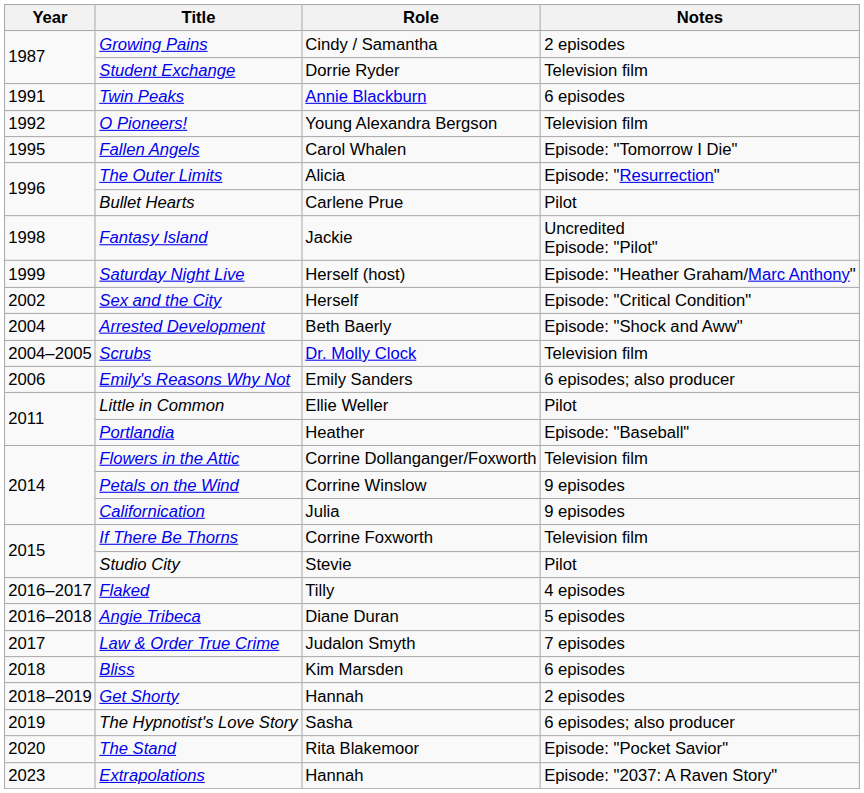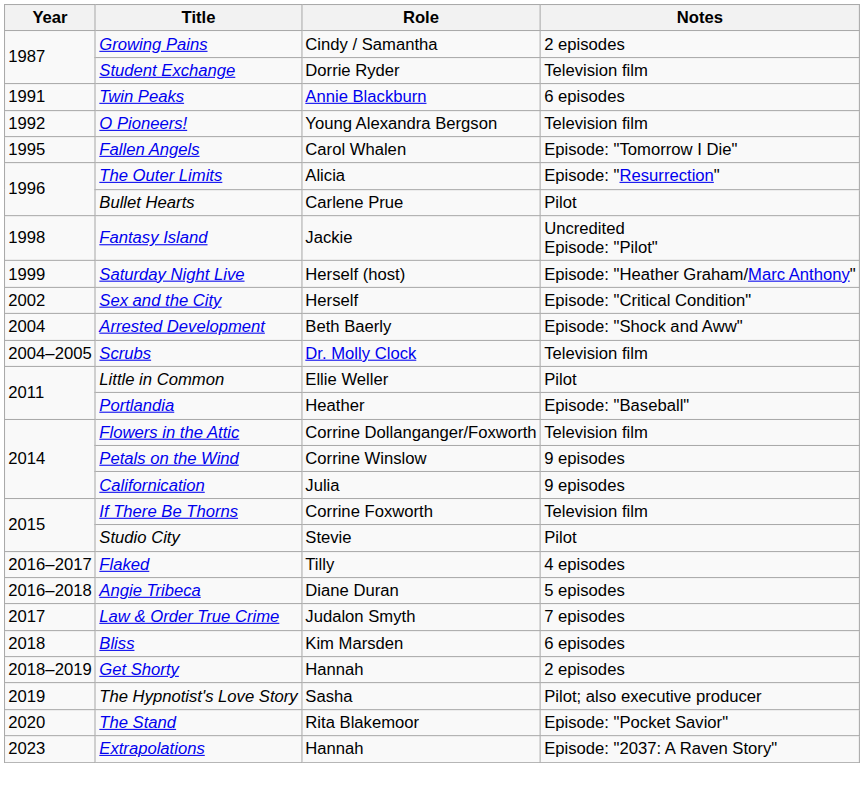- row: (195, 379)
(639, 722) 6 episodes; also producer -> (653, 696) Pilot; also executive producer
